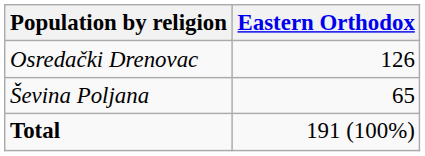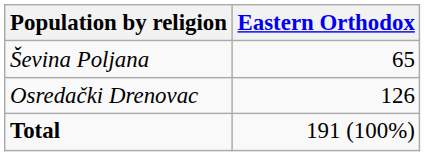rows swapped: (104, 58) <-> (80, 95)
